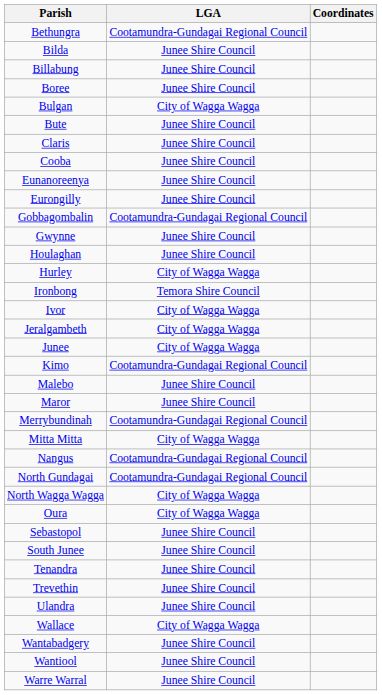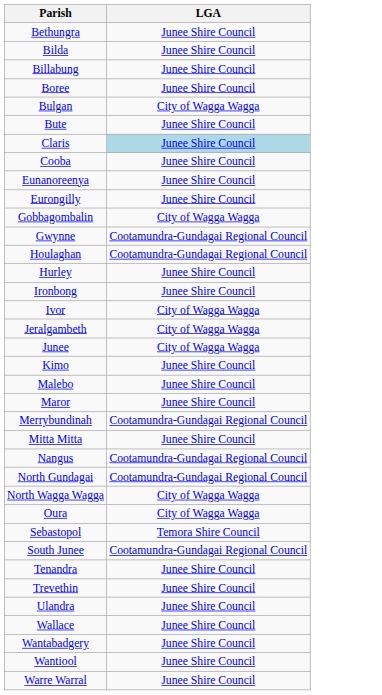- column: (343, 13)
(208, 32) Cootamundra-Gundagai Regional Council -> (208, 32) Junee Shire Council
(208, 143) no background -> (208, 143) lightblue background
(208, 217) Cootamundra-Gundagai Regional Council -> (208, 217) City of Wagga Wagga
(208, 236) Junee Shire Council -> (208, 236) Cootamundra-Gundagai Regional Council
(208, 254) Junee Shire Council -> (208, 254) Cootamundra-Gundagai Regional Council
(208, 273) City of Wagga Wagga -> (208, 273) Junee Shire Council
(208, 291) Temora Shire Council -> (208, 291) Junee Shire Council
(208, 365) Cootamundra-Gundagai Regional Council -> (208, 365) Junee Shire Council
(208, 439) City of Wagga Wagga -> (208, 439) Junee Shire Council
(208, 532) Junee Shire Council -> (208, 532) Temora Shire Council
(208, 550) Junee Shire Council -> (208, 550) Cootamundra-Gundagai Regional Council
(208, 625) City of Wagga Wagga -> (208, 625) Junee Shire Council
